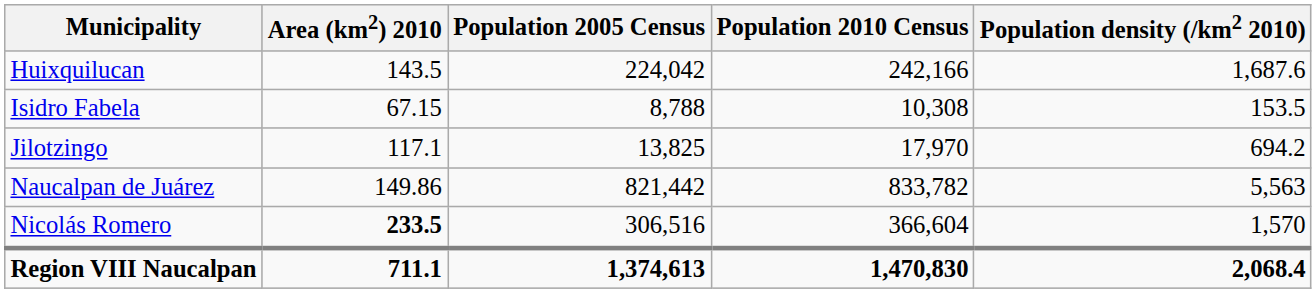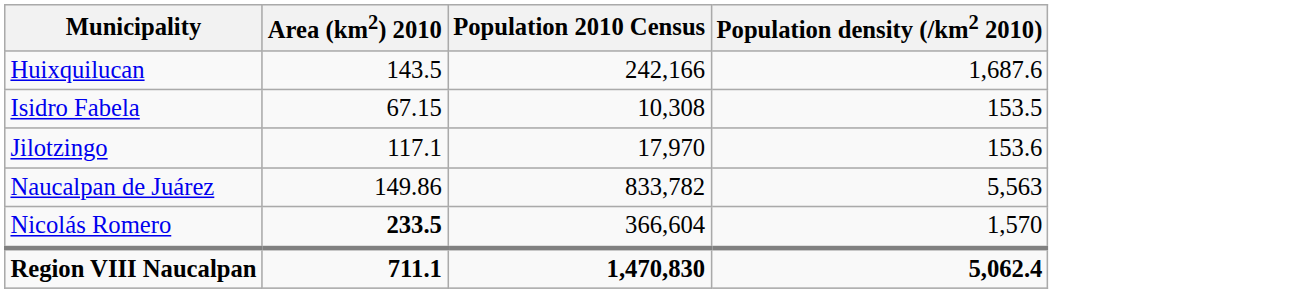- column: (579, 27)
(1278, 147) 694.2 -> (1015, 147) 153.6
(1269, 268) 2,068.4 -> (1005, 268) 5,062.4
